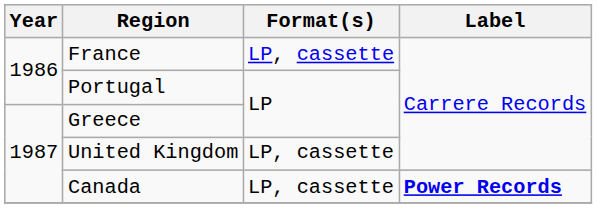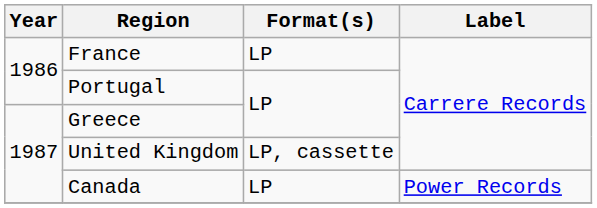(321, 54) LP, cassette -> (260, 54) LP
(321, 187) LP, cassette -> (260, 187) LP
(483, 187) bold -> (483, 187) normal
